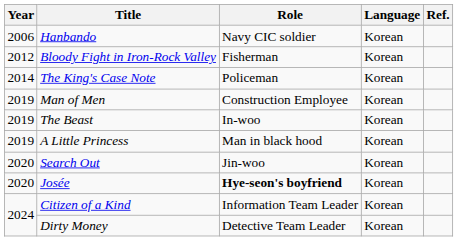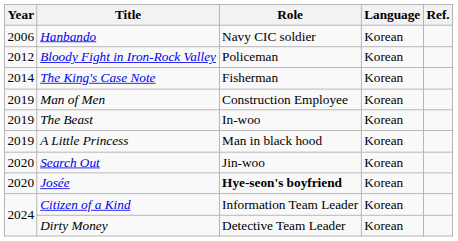(250, 57) Fisherman -> (250, 57) Policeman
(250, 78) Policeman -> (250, 78) Fisherman
